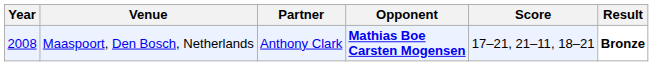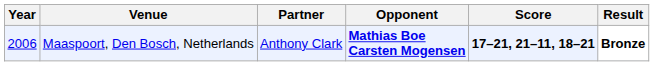(22, 43) 2008 -> (22, 43) 2006
(533, 43) normal -> (533, 43) bold
